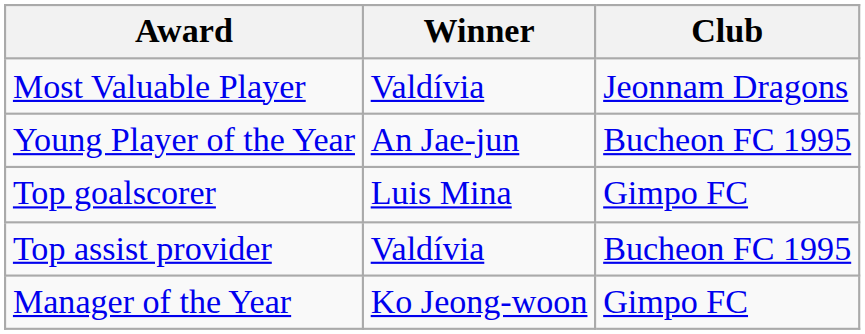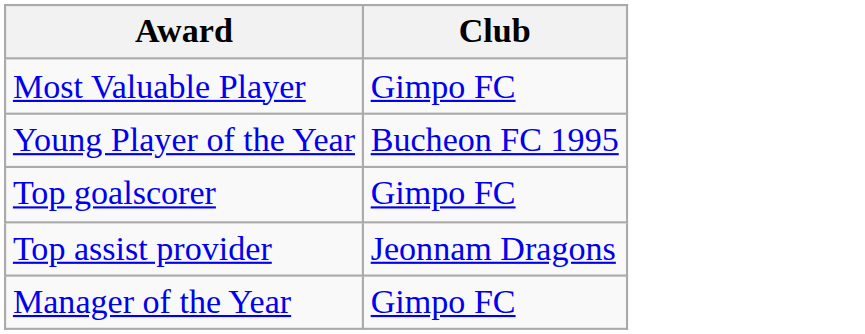- column: (479, 31)
(726, 85) Jeonnam Dragons -> (443, 85) Gimpo FC
(727, 247) Bucheon FC 1995 -> (493, 247) Jeonnam Dragons
